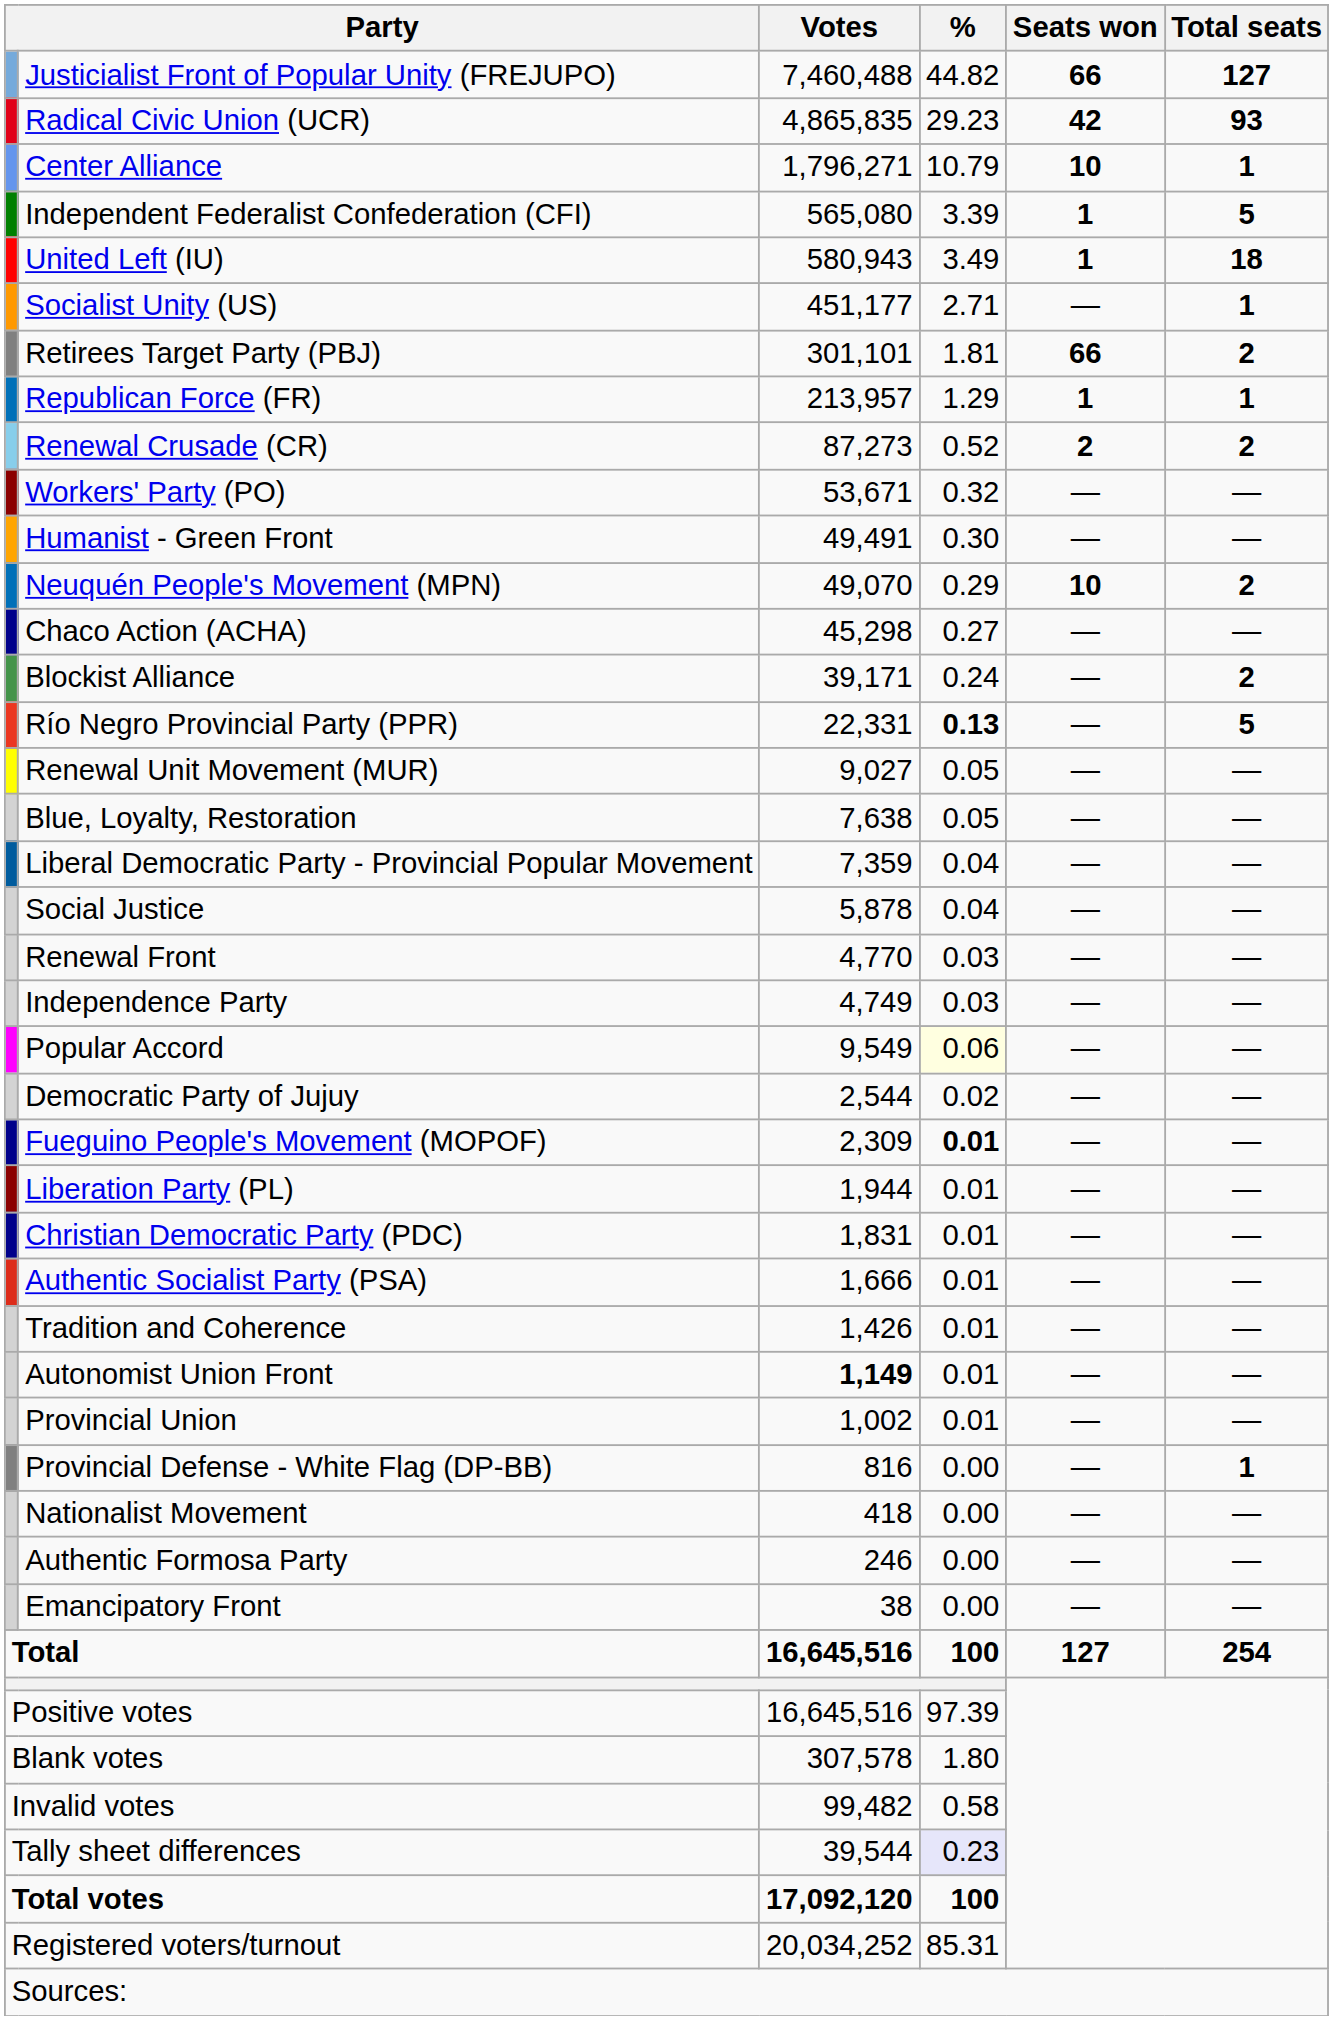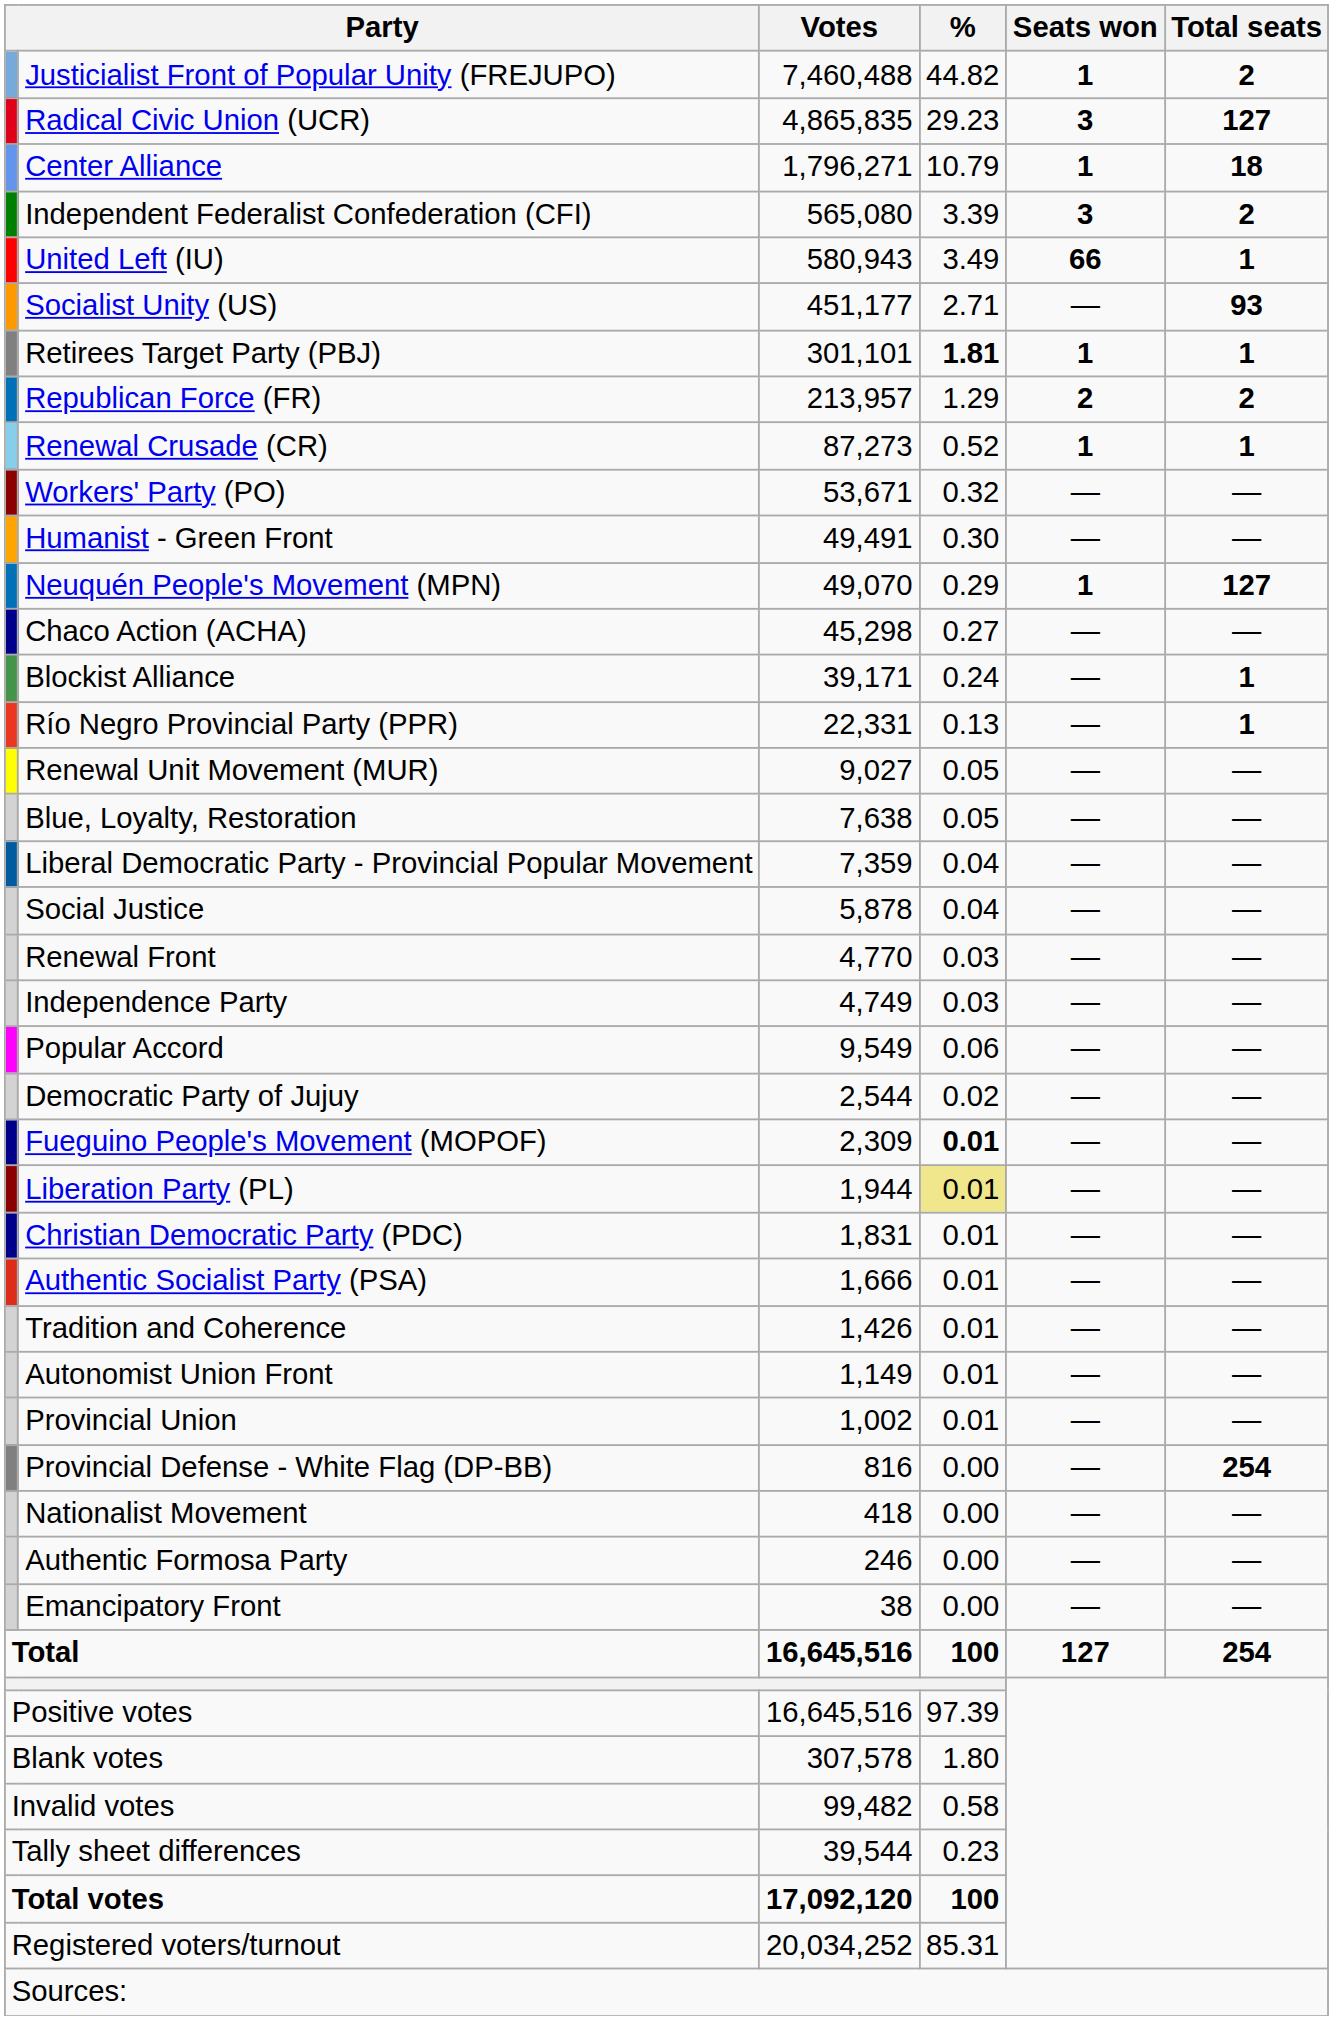(1085, 74) 66 -> (1085, 74) 1
(1247, 74) 127 -> (1247, 74) 2
(1085, 120) 42 -> (1085, 120) 3
(1247, 120) 93 -> (1247, 120) 127
(1085, 167) 10 -> (1085, 167) 1
(1247, 167) 1 -> (1247, 167) 18
(1085, 213) 1 -> (1085, 213) 3
(1247, 213) 5 -> (1247, 213) 2
(1085, 259) 1 -> (1085, 259) 66
(1247, 259) 18 -> (1247, 259) 1
(1247, 306) 1 -> (1247, 306) 93
(971, 352) normal -> (971, 352) bold
(1085, 352) 66 -> (1085, 352) 1
(1247, 352) 2 -> (1247, 352) 1
(1085, 399) 1 -> (1085, 399) 2
(1247, 399) 1 -> (1247, 399) 2
(1085, 445) 2 -> (1085, 445) 1
(1247, 445) 2 -> (1247, 445) 1
(1085, 584) 10 -> (1085, 584) 1
(1247, 584) 2 -> (1247, 584) 127
(1247, 677) 2 -> (1247, 677) 1
(971, 724) bold -> (971, 724) normal
(1247, 724) 5 -> (1247, 724) 1
(971, 1049) lightyellow background -> (971, 1049) no background
(971, 1188) no background -> (971, 1188) khaki background
(876, 1374) bold -> (876, 1374) normal
(1247, 1467) 1 -> (1247, 1467) 254
(971, 1852) lavender background -> (971, 1852) no background
